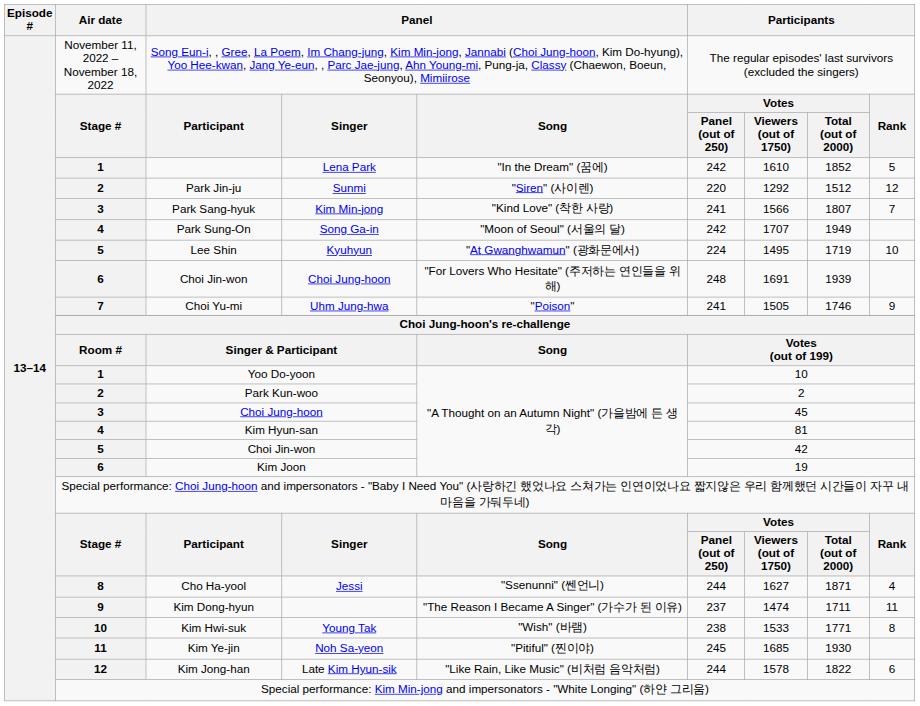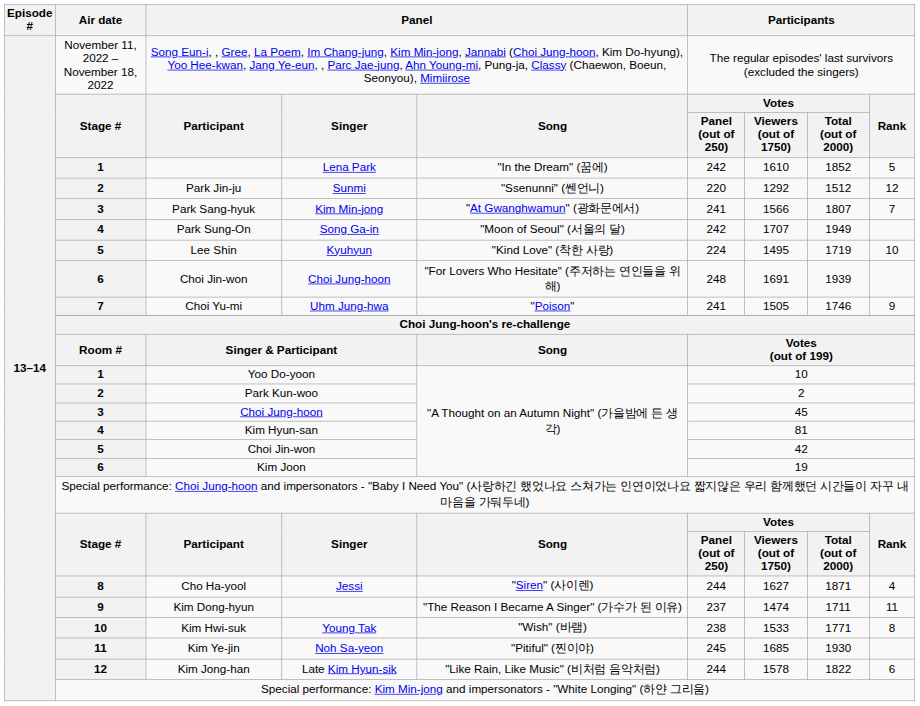(552, 188) "Siren" (사이렌) -> (552, 188) "Ssenunni" (쎈언니)
(552, 208) "Kind Love" (착한 사랑) -> (552, 208) "At Gwanghwamun" (광화문에서)
(552, 250) "At Gwanghwamun" (광화문에서) -> (552, 250) "Kind Love" (착한 사랑)
(552, 586) "Ssenunni" (쎈언니) -> (552, 586) "Siren" (사이렌)
